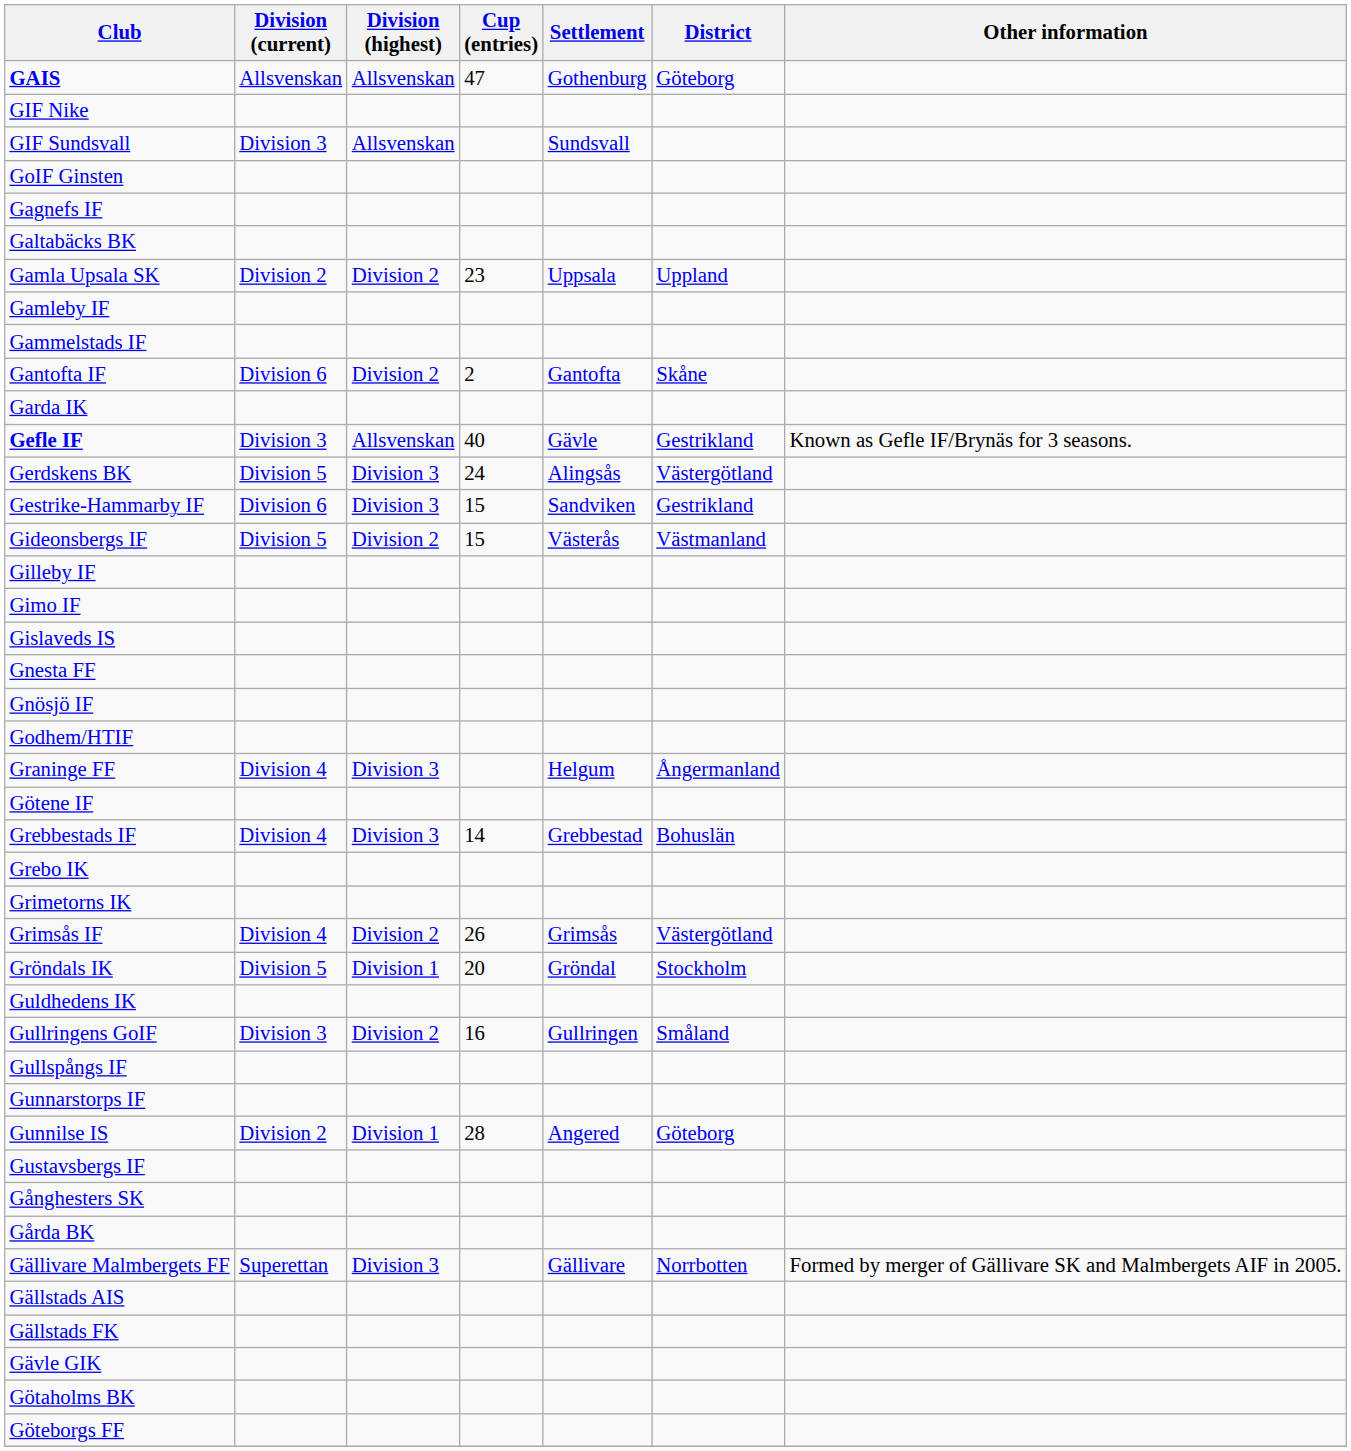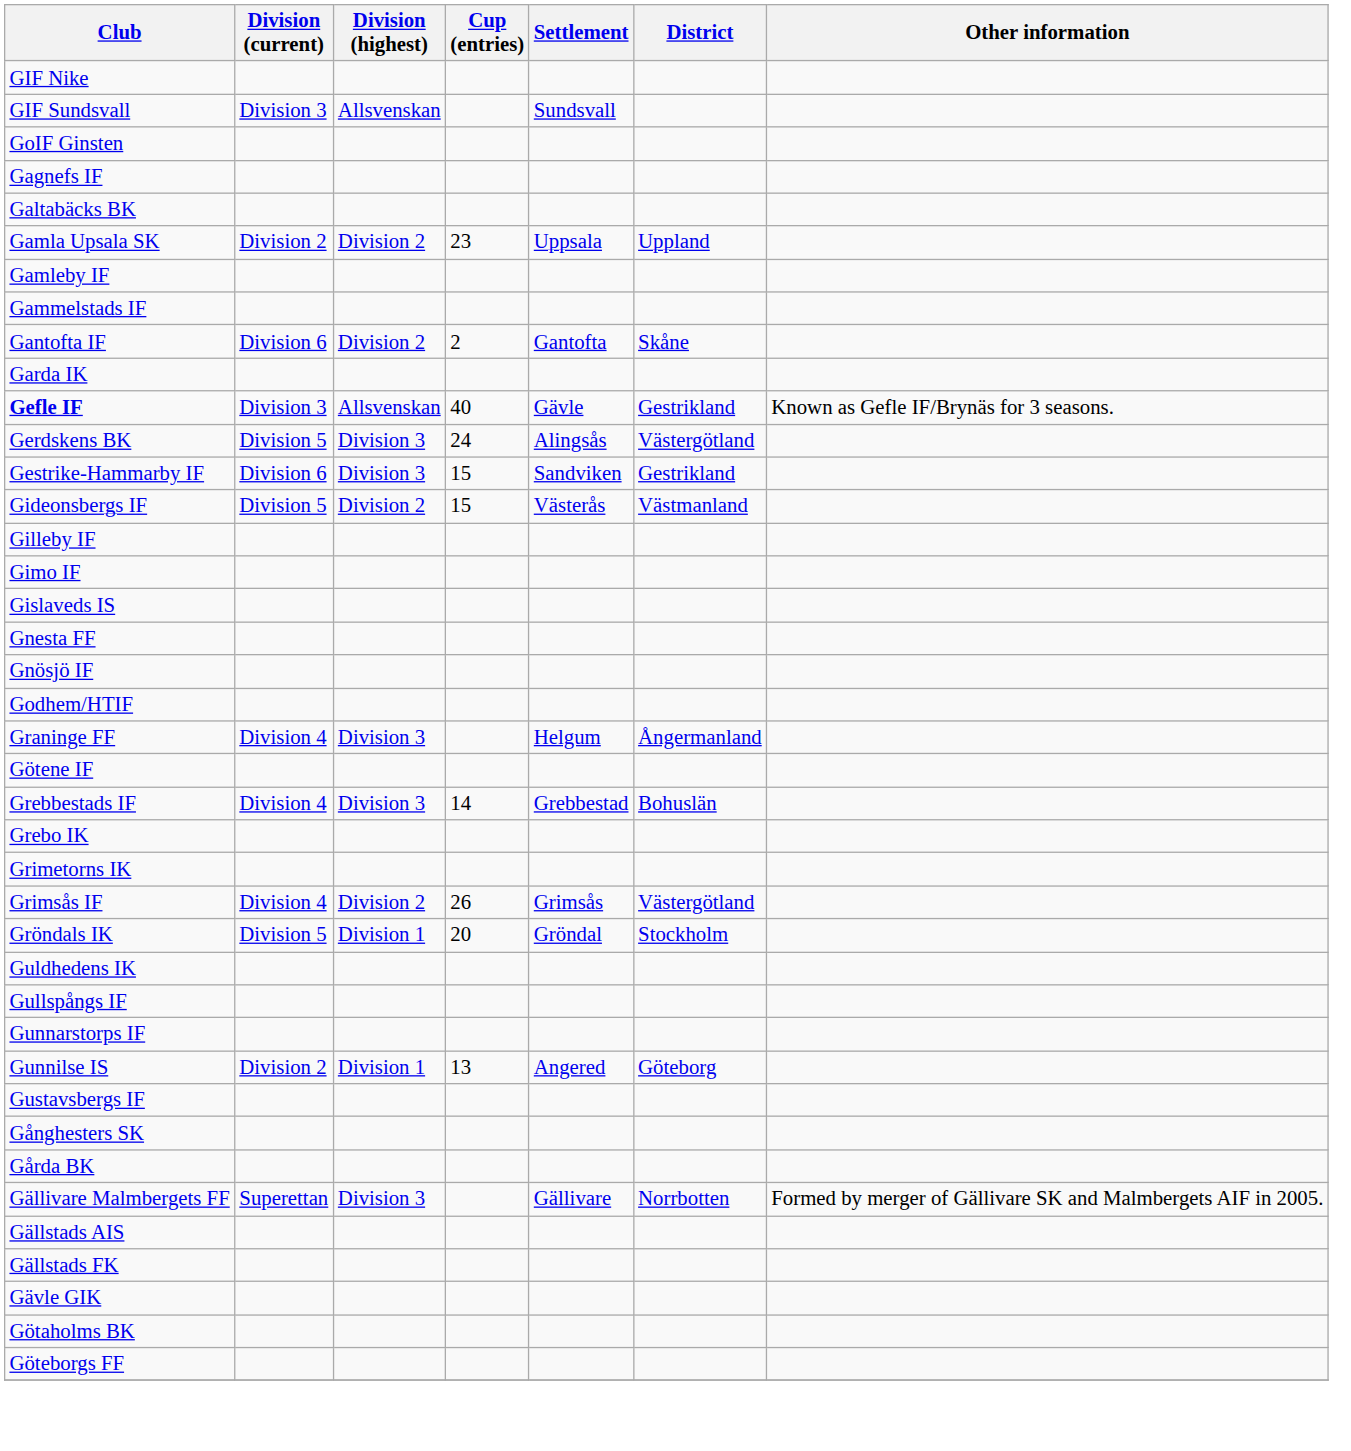- row: (35, 77)
- row: (83, 1034)
(475, 1132) 28 -> (461, 1067) 13
